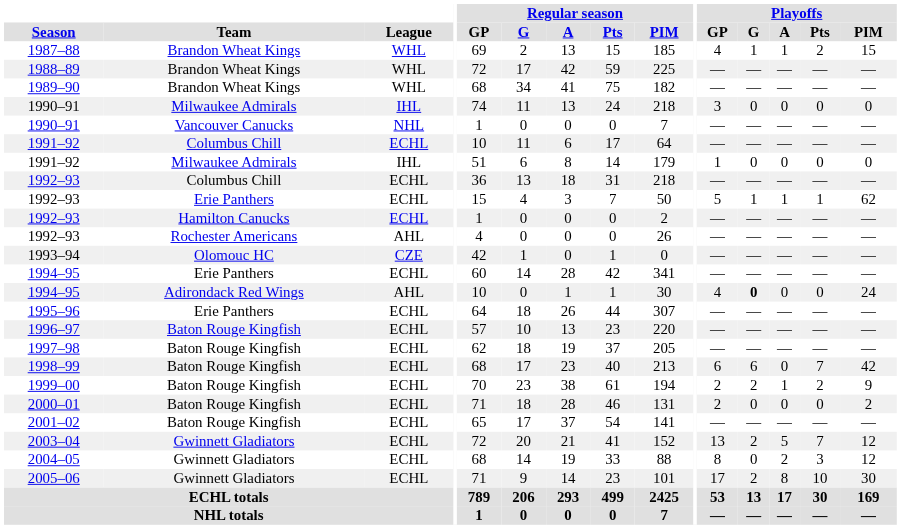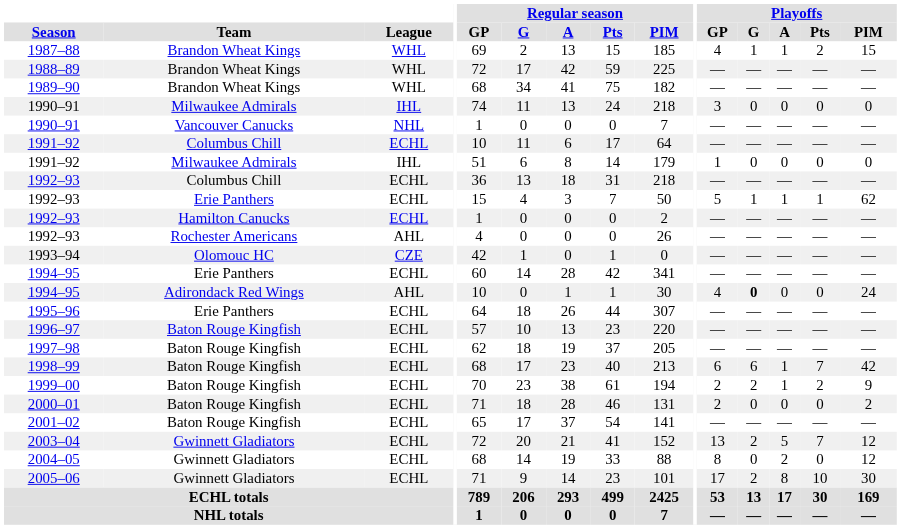(785, 366) 0 -> (785, 366) 1
(820, 459) 3 -> (820, 459) 0
